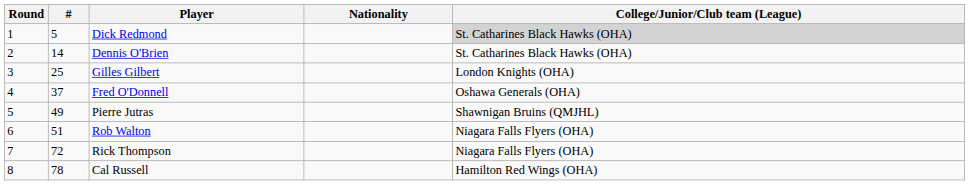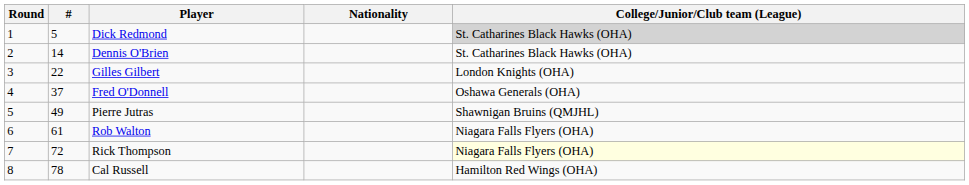(57, 72) 25 -> (57, 72) 22
(57, 131) 51 -> (57, 131) 61
(524, 151) no background -> (524, 151) lightyellow background
